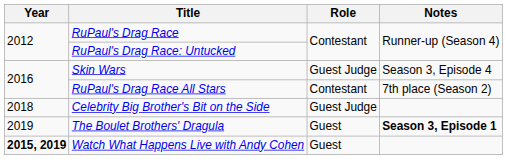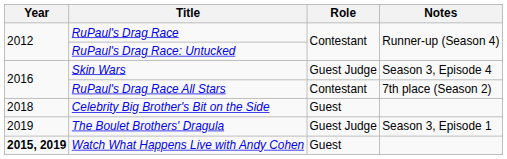(343, 107) Guest Judge -> (325, 107) Guest
(325, 126) Guest -> (343, 126) Guest Judge
(439, 126) bold -> (437, 126) normal
